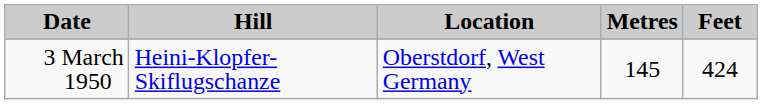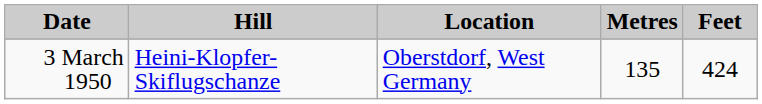(642, 68) 145 -> (642, 68) 135
